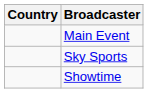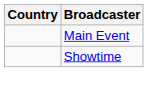- row: (95, 56)
